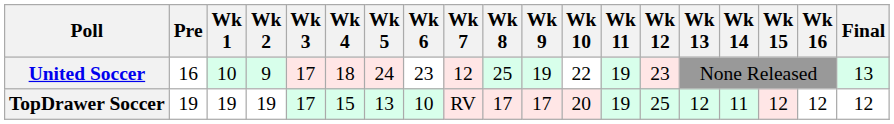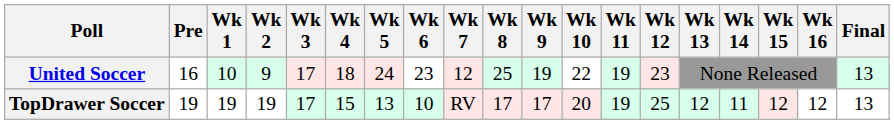(863, 103) 12 -> (863, 103) 13
